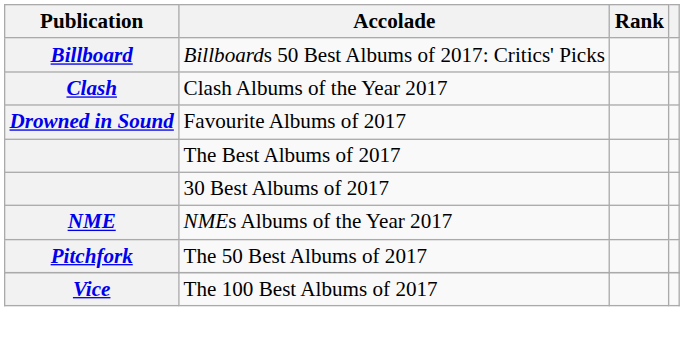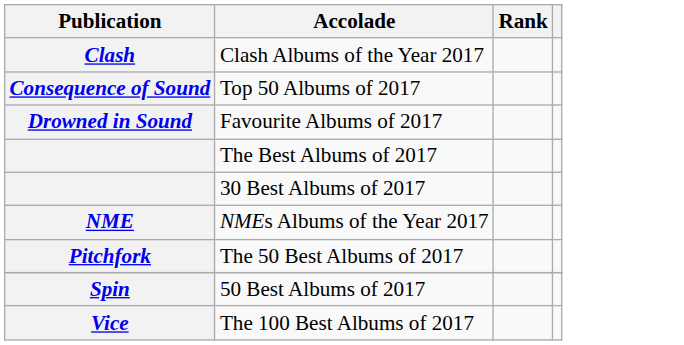- row: (394, 54)
+ row: (320, 88)
+ row: (323, 289)
